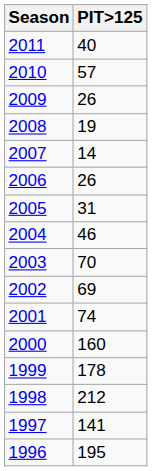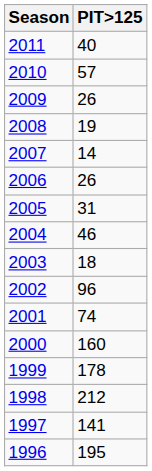(87, 262) 70 -> (87, 262) 18
(87, 289) 69 -> (87, 289) 96
